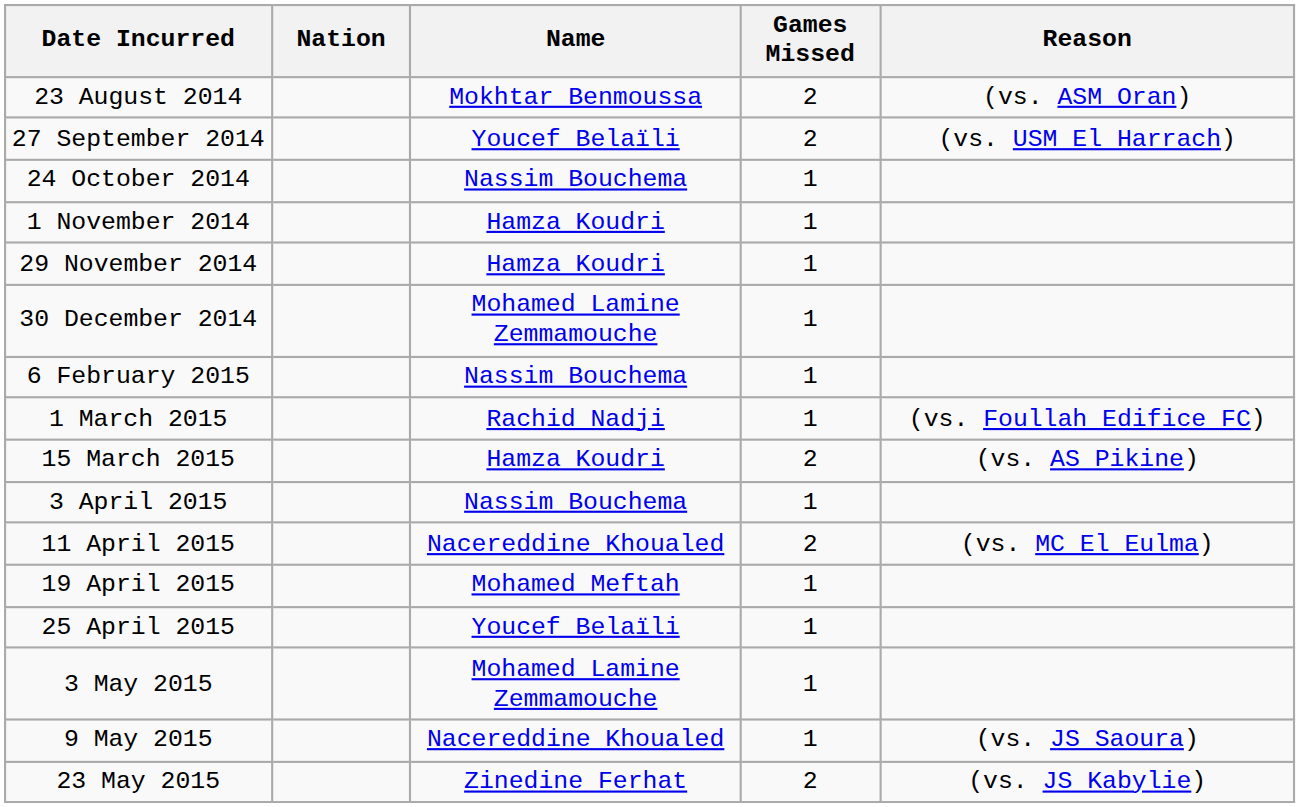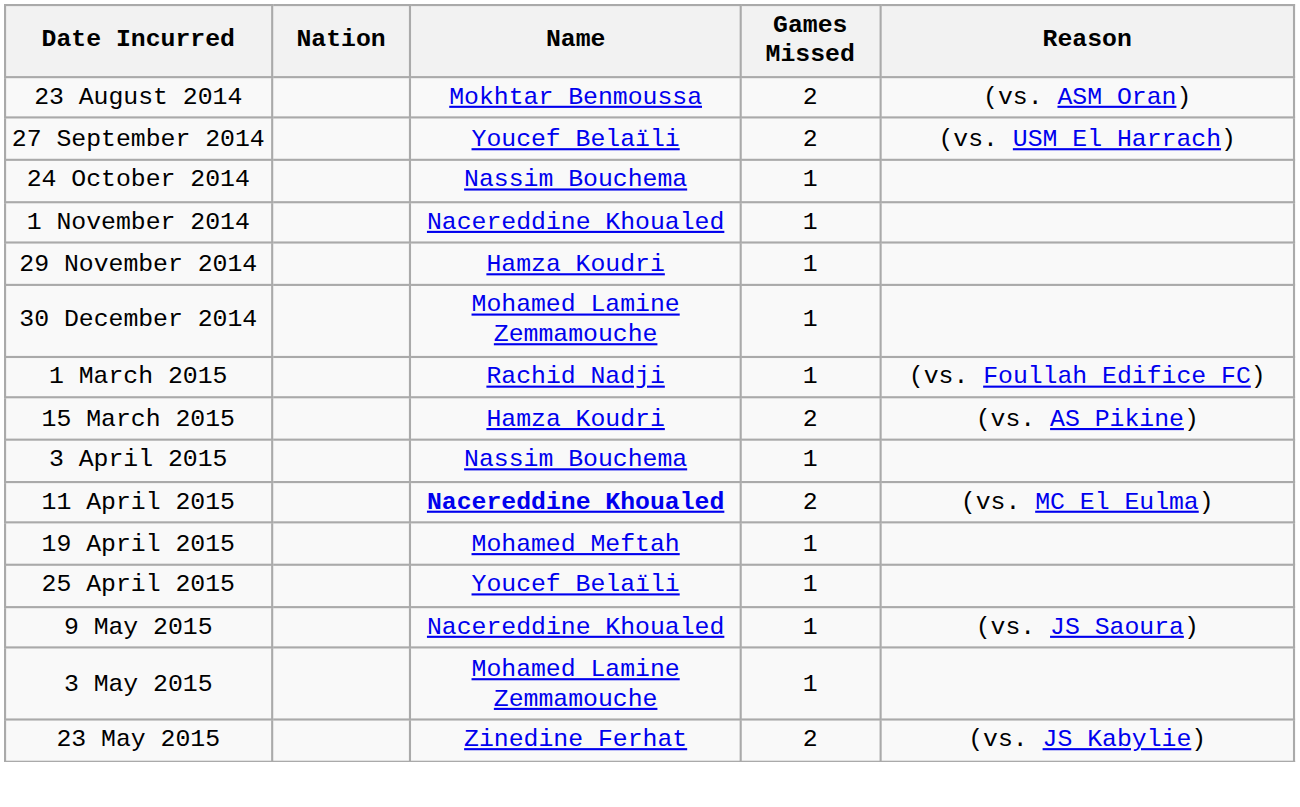(576, 222) Hamza Koudri -> (576, 222) Nacereddine Khoualed
- row: (138, 377)
(576, 543) normal -> (576, 502) bold
rows swapped: (138, 683) <-> (138, 740)
